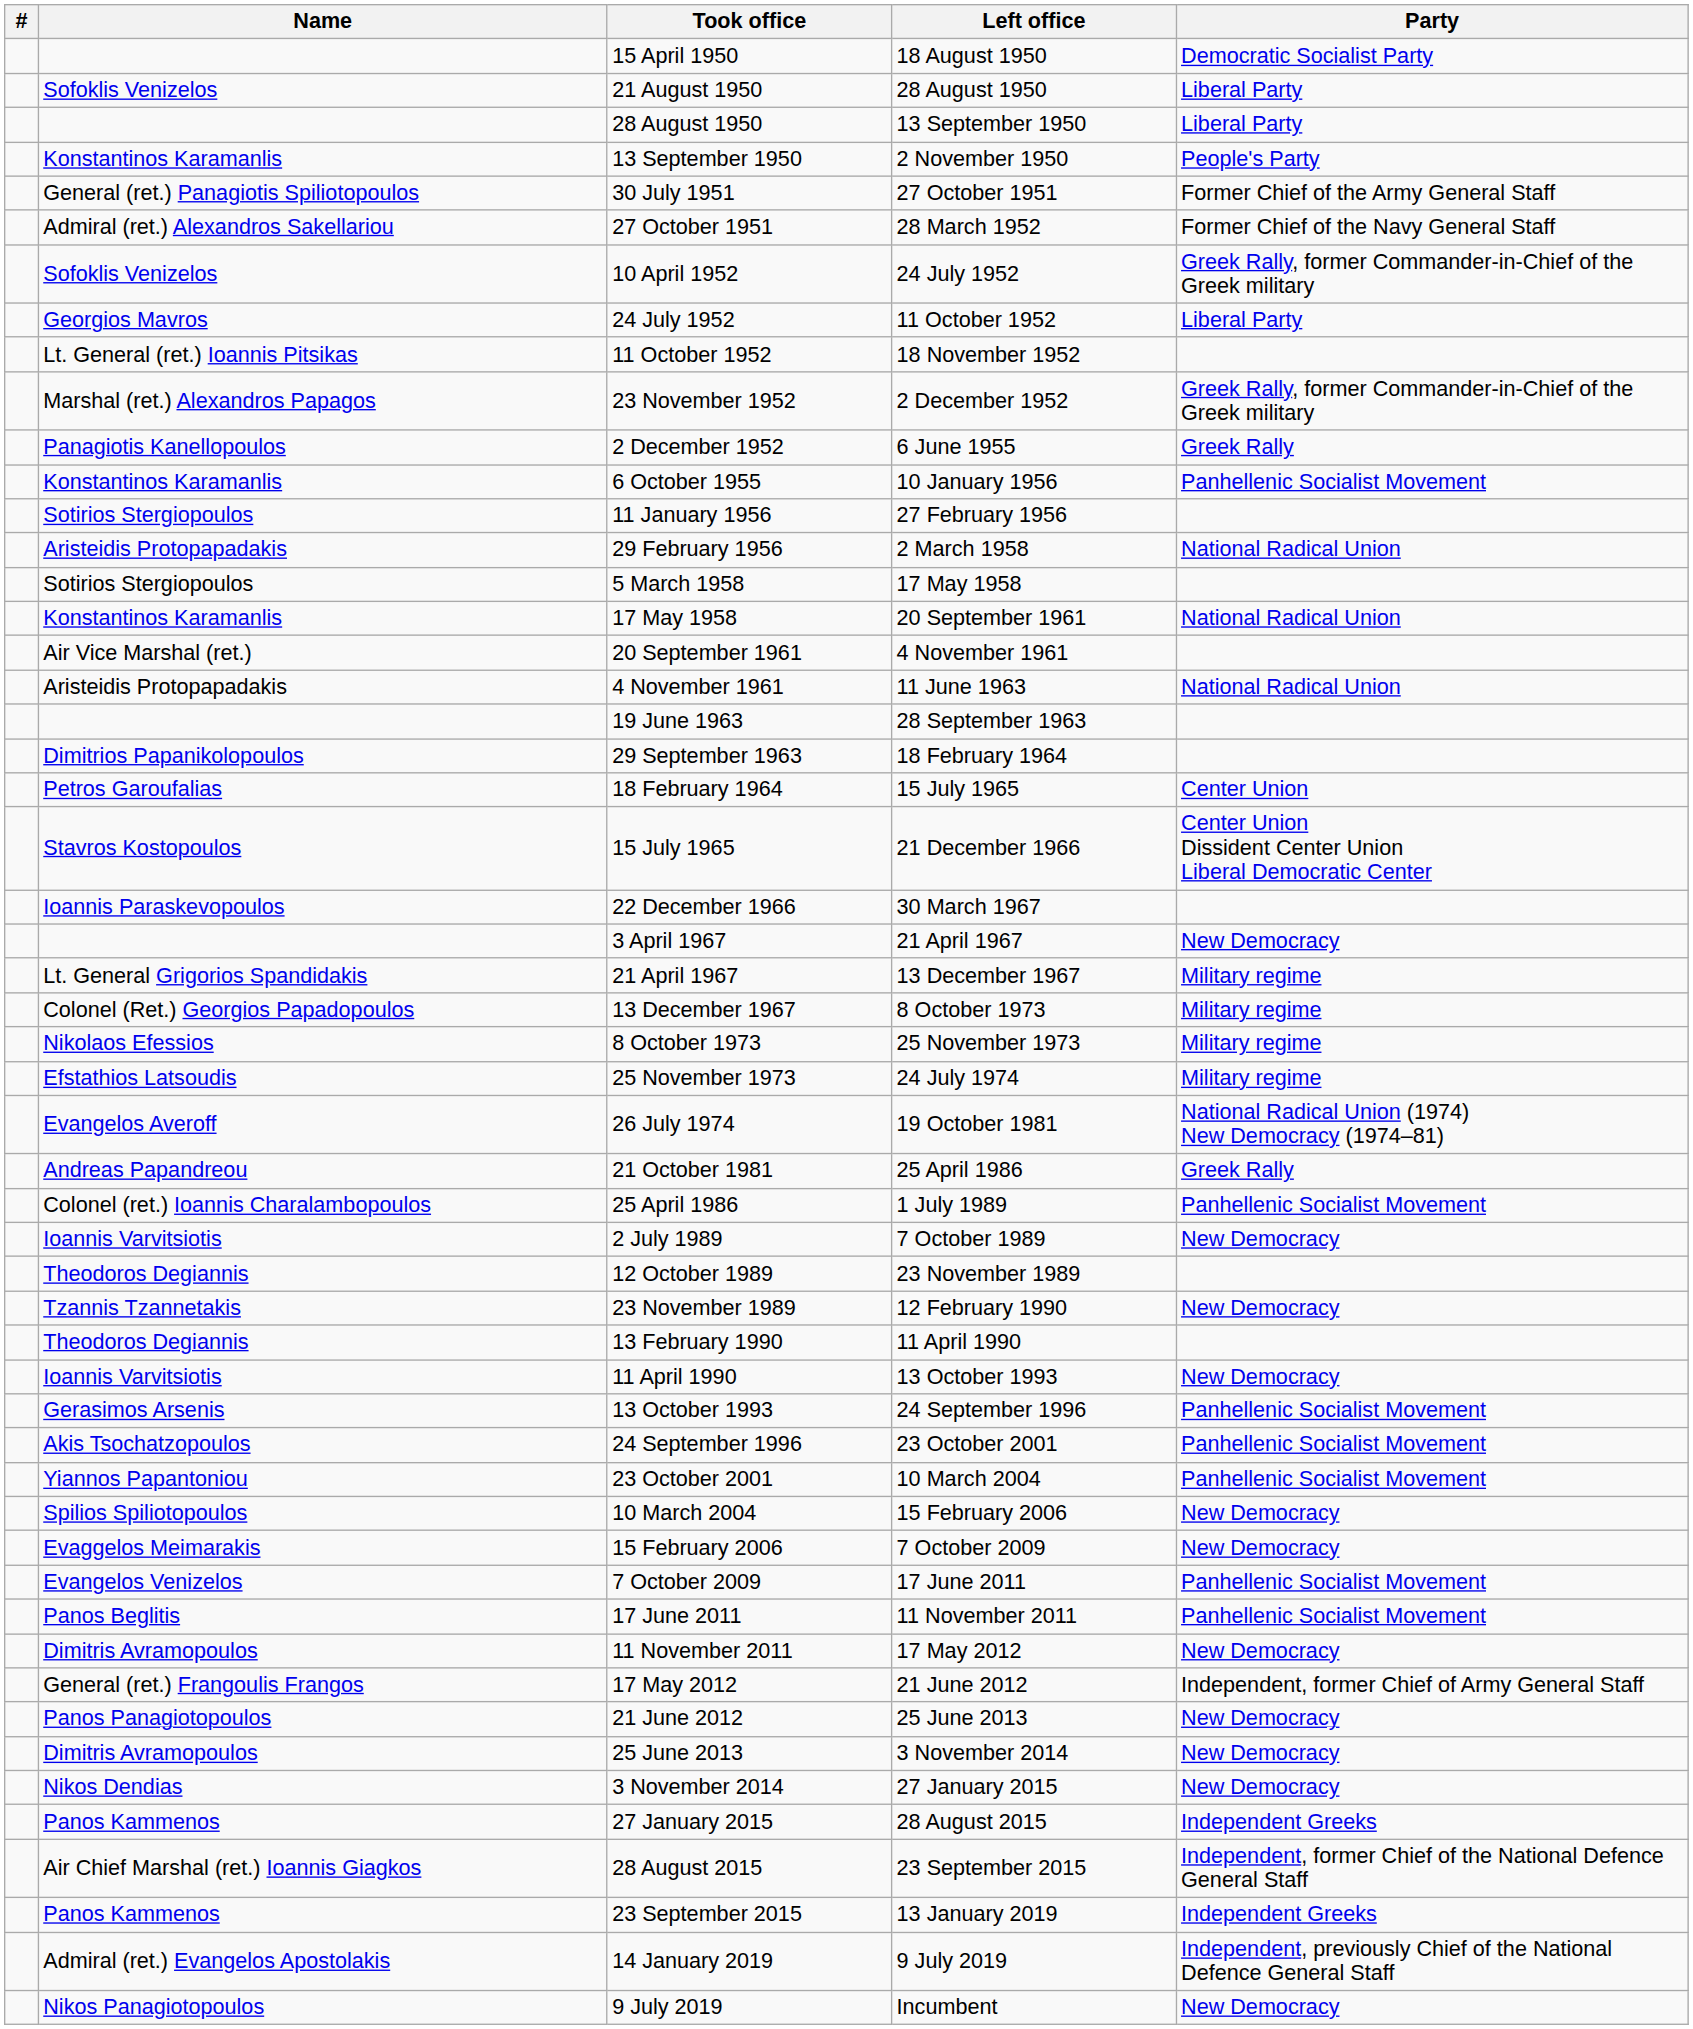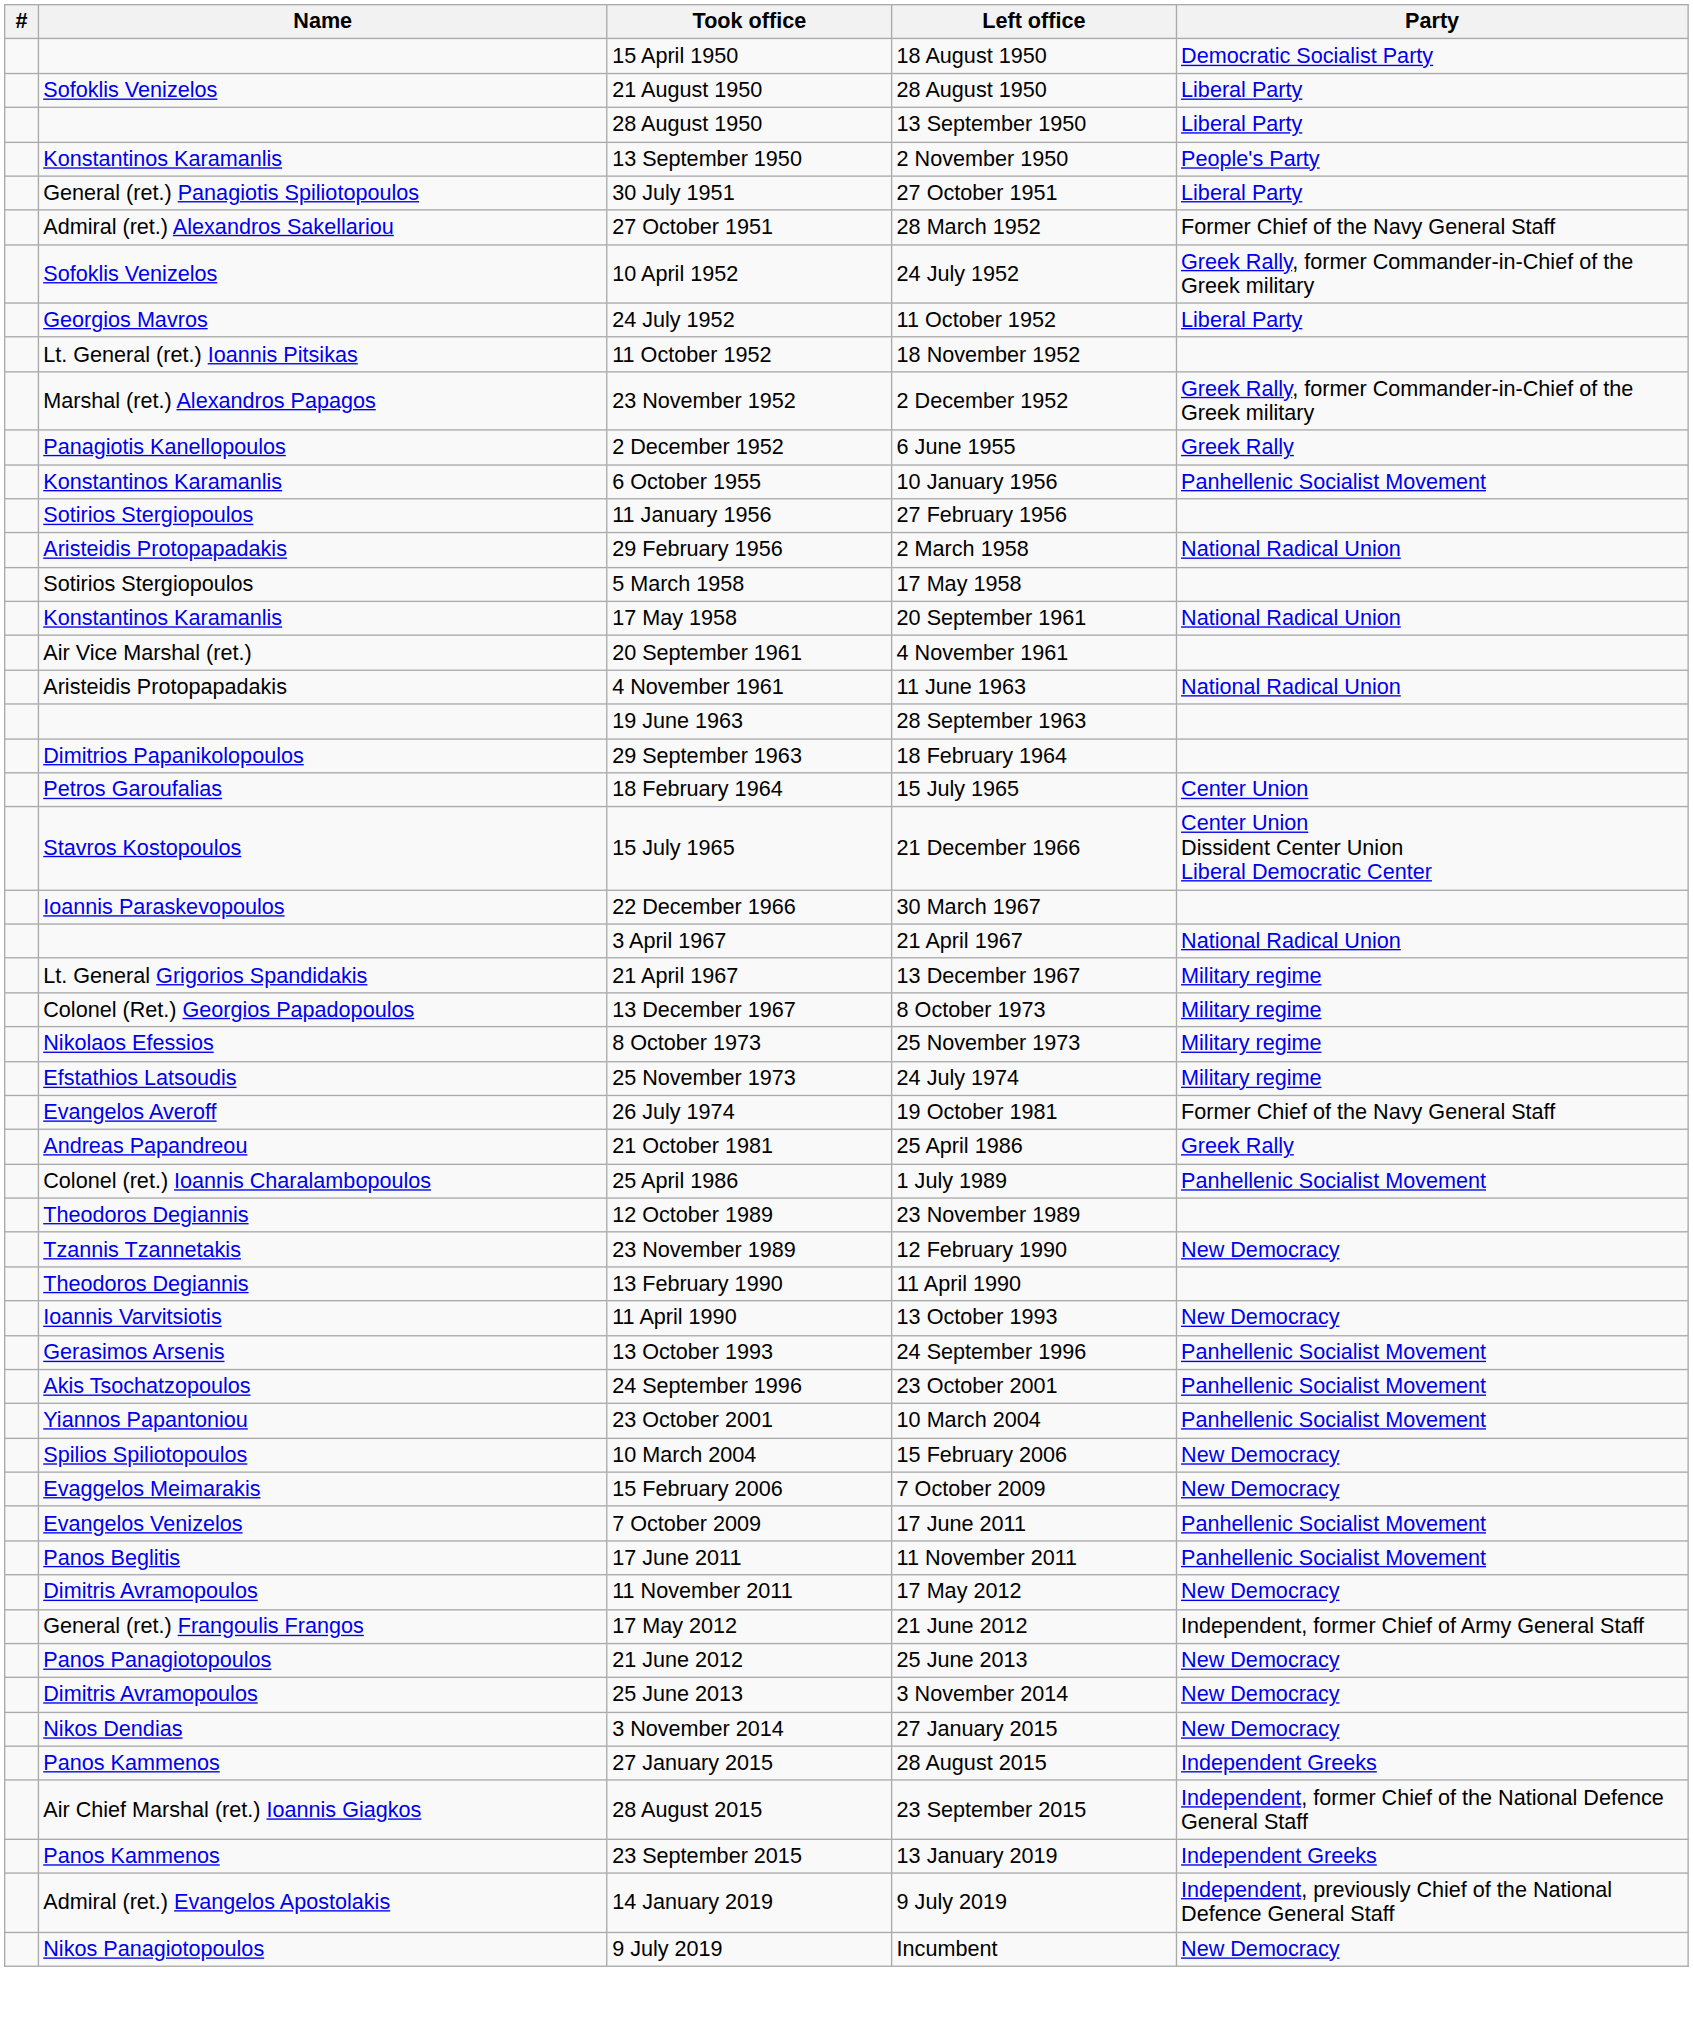(1368, 192) Former Chief of the Army General Staff -> (1242, 192) Liberal Party
(1260, 940) New Democracy -> (1291, 940) National Radical Union
(1325, 1124) National Radical Union (1974) New Democracy (1974–81) -> (1368, 1112) Former Chief of the Navy General Staff
- row: (667, 1239)
